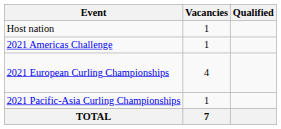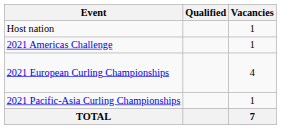columns swapped: (207, 12) <-> (253, 12)
